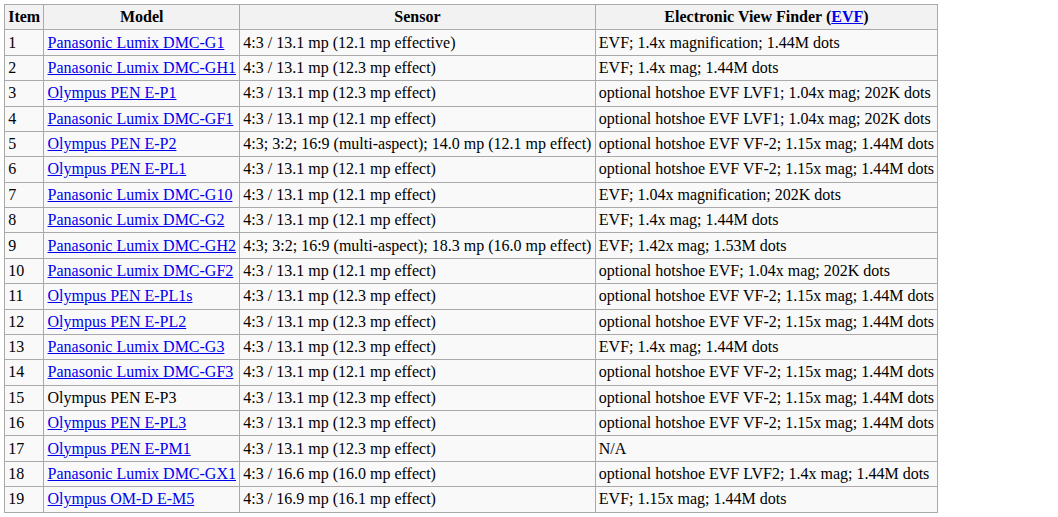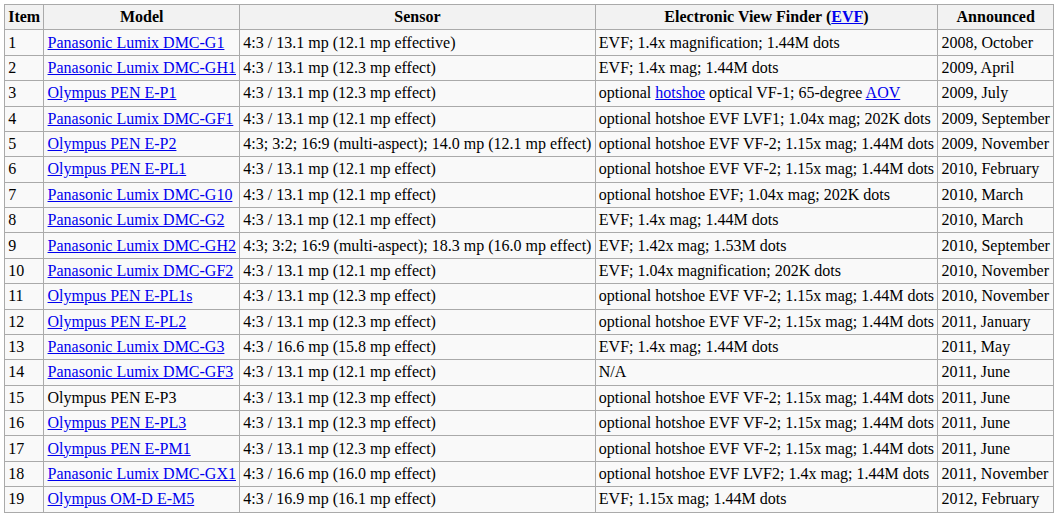+ column: (996, 17)
(765, 93) optional hotshoe EVF LVF1; 1.04x mag; 202K dots -> (750, 93) optional hotshoe optical VF-1; 65-degree AOV
(720, 194) EVF; 1.04x magnification; 202K dots -> (744, 194) optional hotshoe EVF; 1.04x mag; 202K dots
(744, 270) optional hotshoe EVF; 1.04x mag; 202K dots -> (720, 270) EVF; 1.04x magnification; 202K dots
(340, 347) 4:3 / 13.1 mp (12.3 mp effect) -> (340, 347) 4:3 / 16.6 mp (15.8 mp effect)
(766, 372) optional hotshoe EVF VF-2; 1.15x mag; 1.44M dots -> (613, 372) N/A
(613, 448) N/A -> (766, 448) optional hotshoe EVF VF-2; 1.15x mag; 1.44M dots
